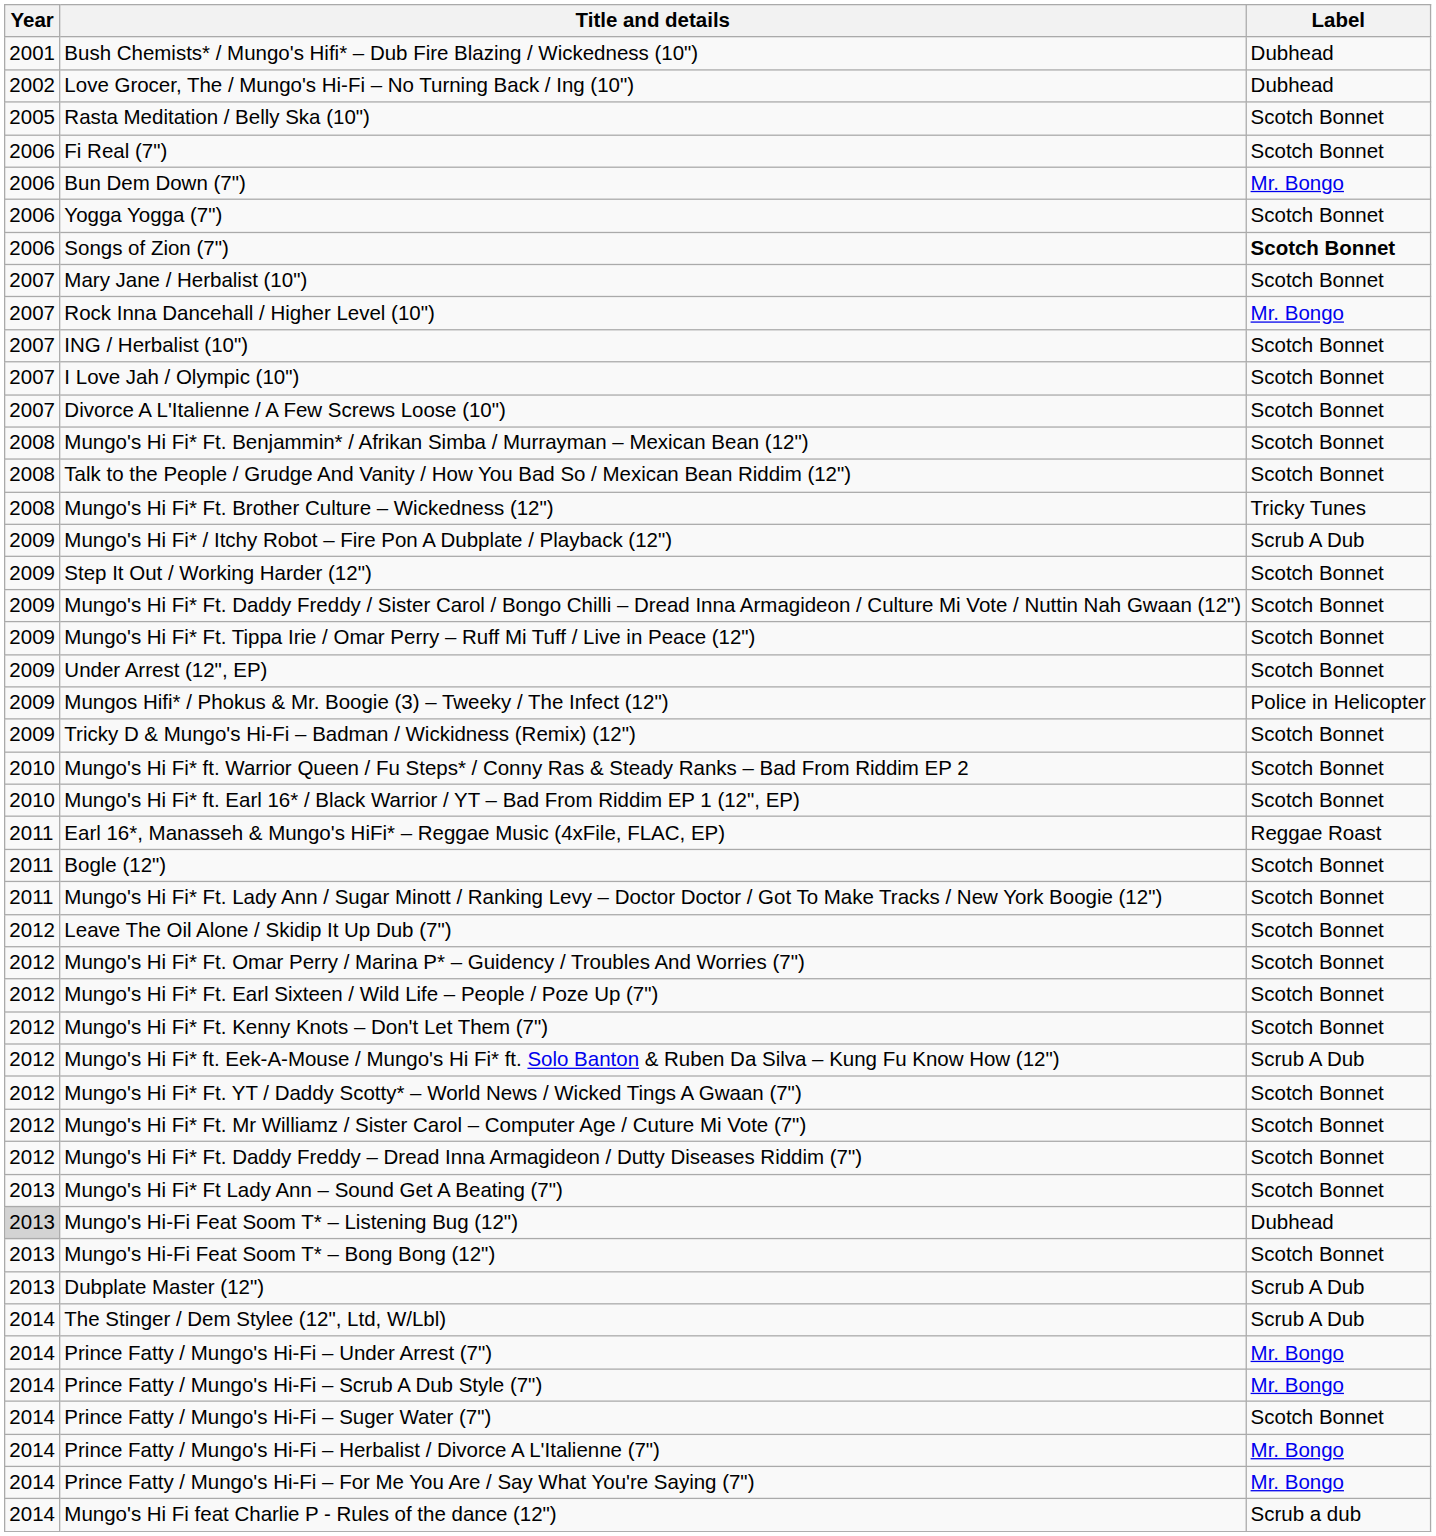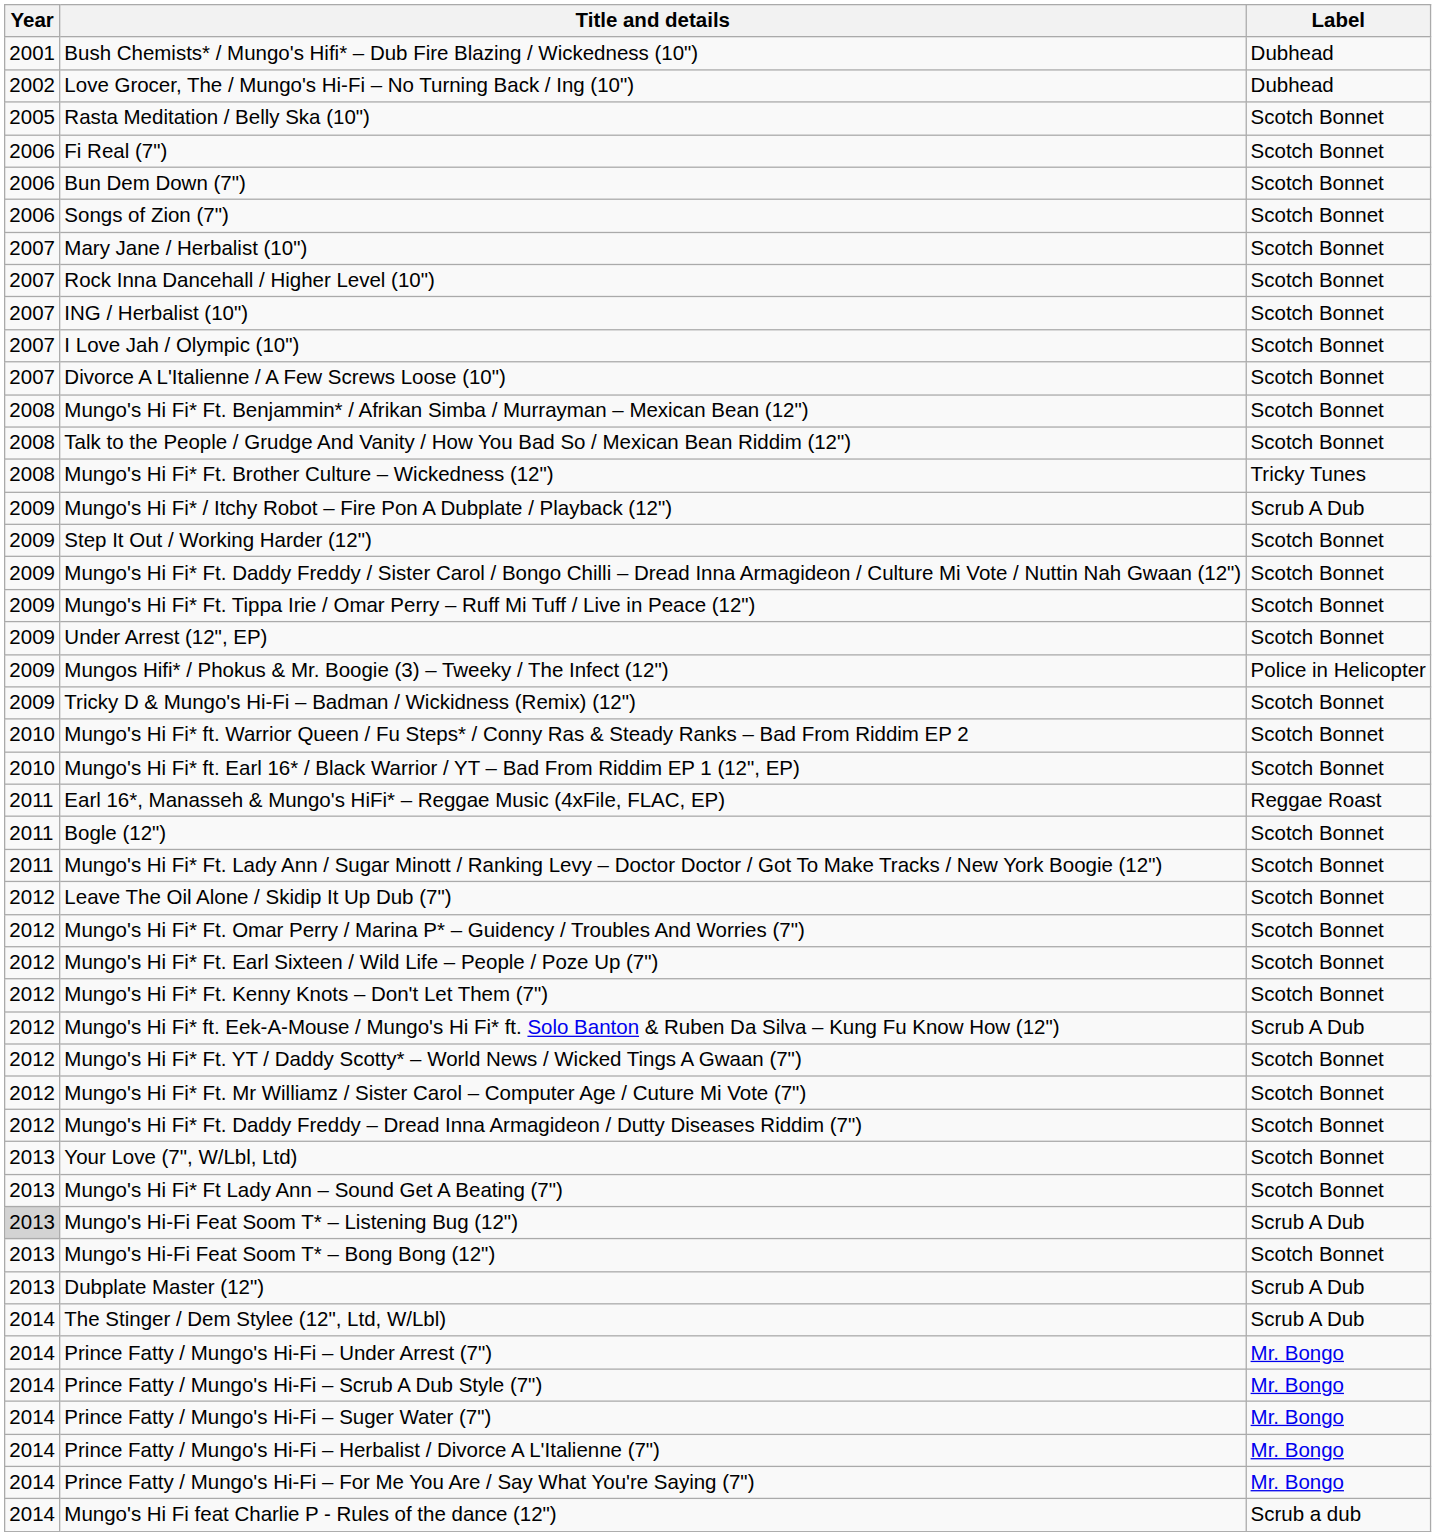(1297, 183) Mr. Bongo -> (1317, 183) Scotch Bonnet
- row: (143, 215)
(1323, 248) bold -> (1317, 215) normal
(1297, 313) Mr. Bongo -> (1317, 280) Scotch Bonnet
+ row: (181, 1157)
(1292, 1222) Dubhead -> (1308, 1222) Scrub A Dub
(1317, 1417) Scotch Bonnet -> (1297, 1417) Mr. Bongo
